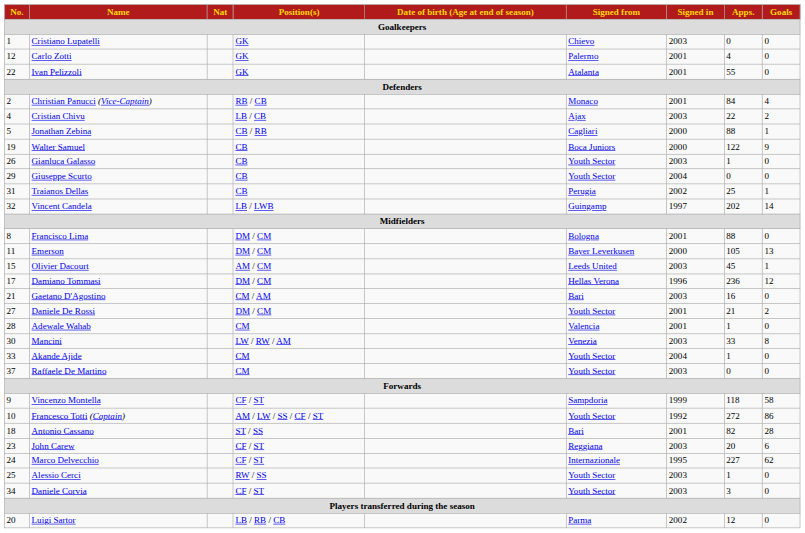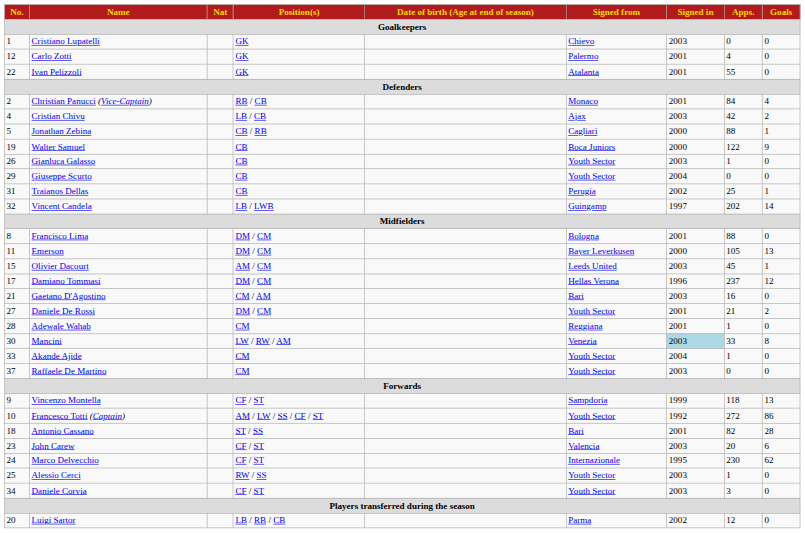(731, 117) 22 -> (731, 117) 42
(733, 281) 236 -> (733, 281) 237
(584, 326) Valencia -> (585, 326) Reggiana
(678, 341) no background -> (678, 341) lightblue background
(769, 401) 58 -> (769, 401) 13
(585, 446) Reggiana -> (584, 446) Valencia
(733, 461) 227 -> (733, 461) 230
